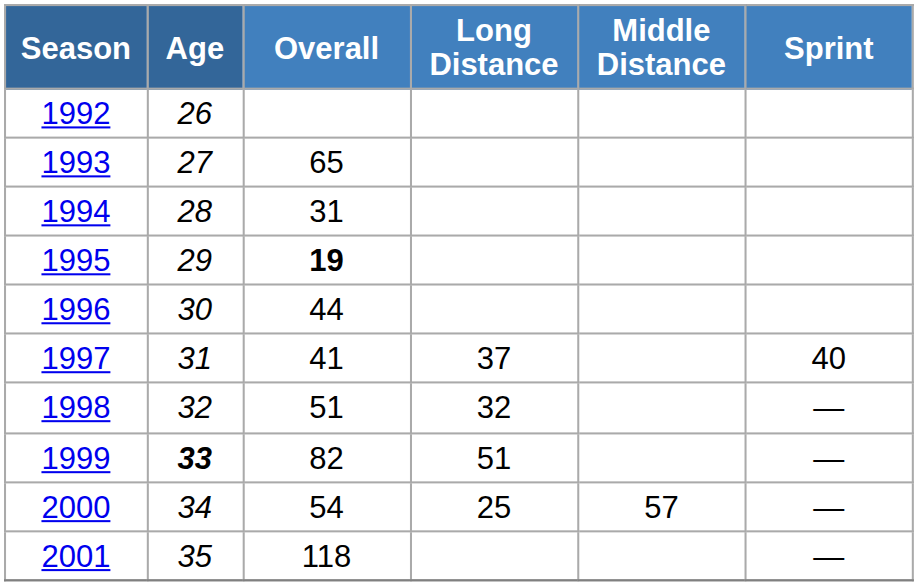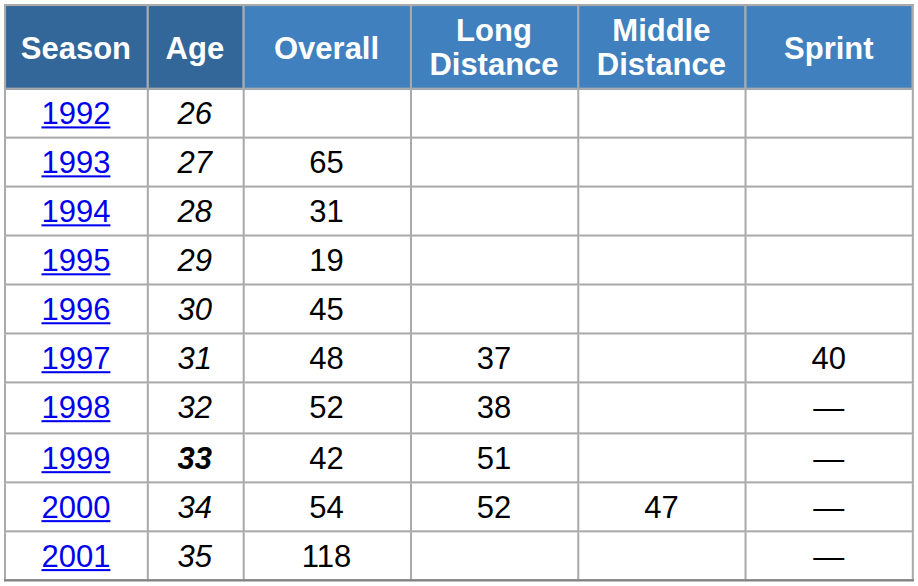(327, 261) bold -> (327, 261) normal
(327, 310) 44 -> (327, 310) 45
(327, 359) 41 -> (327, 359) 48
(327, 408) 51 -> (327, 408) 52
(494, 408) 32 -> (494, 408) 38
(327, 457) 82 -> (327, 457) 42
(494, 506) 25 -> (494, 506) 52
(661, 506) 57 -> (661, 506) 47
